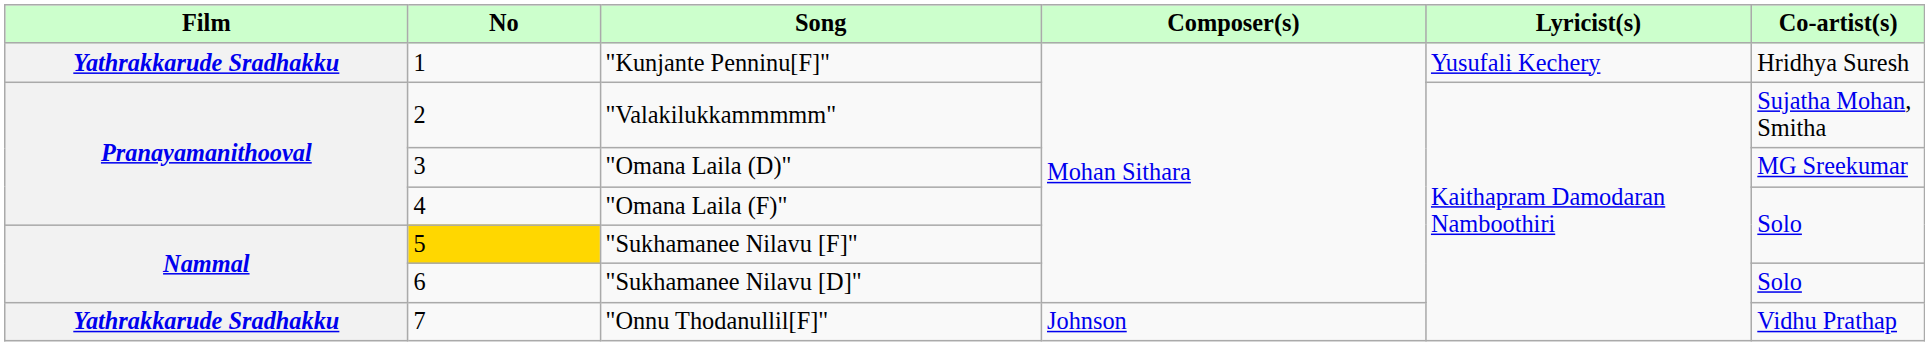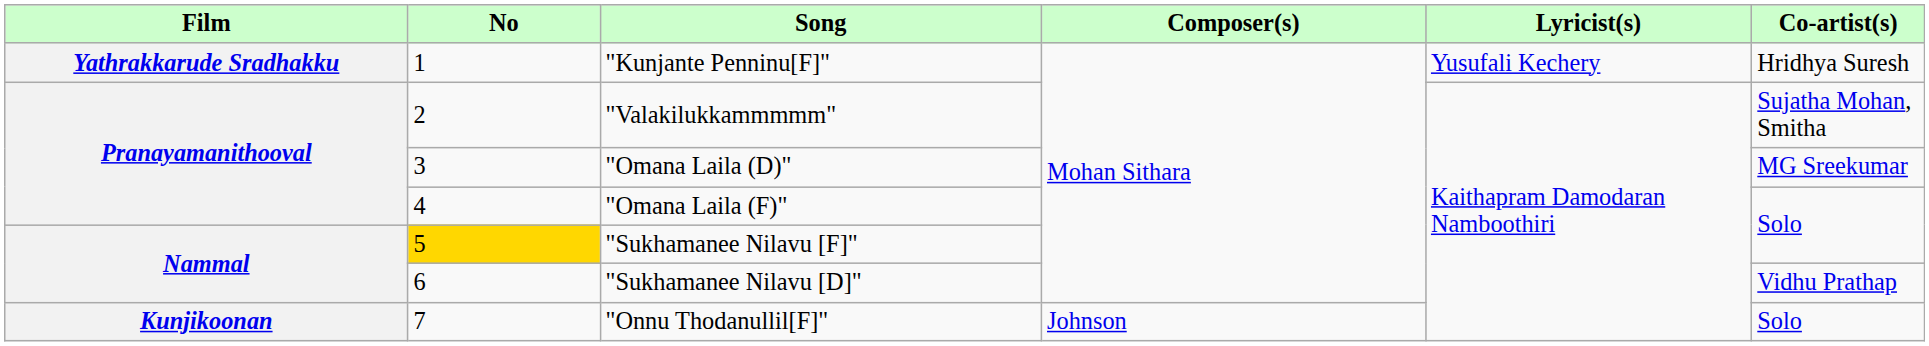(1780, 282) Solo -> (1827, 282) Vidhu Prathap
(206, 321) Yathrakkarude Sradhakku -> (206, 321) Kunjikoonan
(1827, 321) Vidhu Prathap -> (1780, 321) Solo
